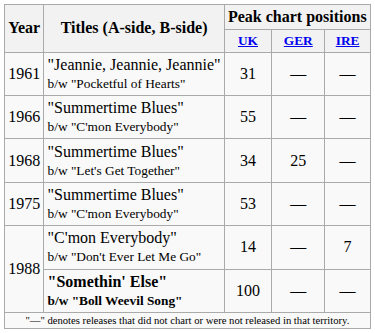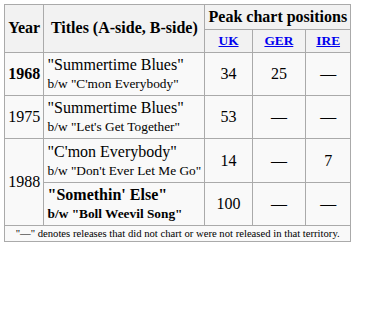- row: (248, 73)
- row: (248, 117)
(24, 160) normal -> (24, 73) bold
(116, 160) "Summertime Blues" b/w "Let's Get Together" -> (116, 73) "Summertime Blues" b/w "C'mon Everybody"
(116, 204) "Summertime Blues" b/w "C'mon Everybody" -> (116, 117) "Summertime Blues" b/w "Let's Get Together"
